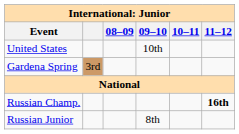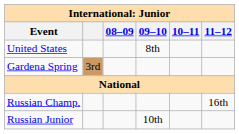(153, 48) 10th -> (153, 48) 8th
(218, 102) bold -> (218, 102) normal
(153, 119) 8th -> (153, 119) 10th
